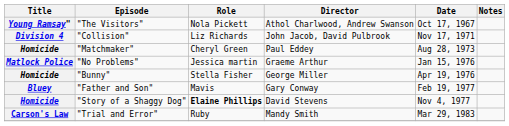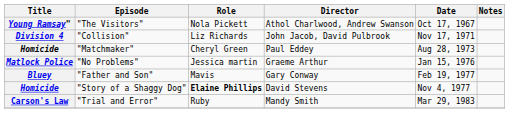- row: (94, 75)
